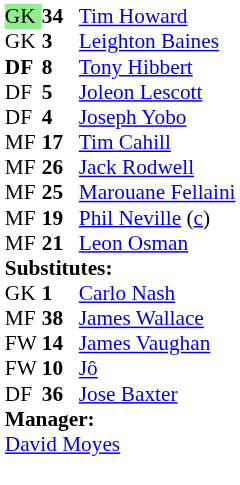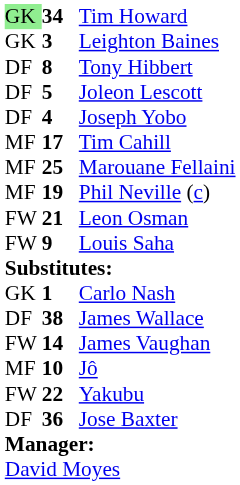(19, 66) bold -> (18, 66) normal
- row: (136, 167)
(20, 242) MF -> (21, 217) FW
+ row: (126, 242)
(20, 318) MF -> (18, 318) DF
(21, 368) FW -> (20, 368) MF
+ row: (111, 393)
